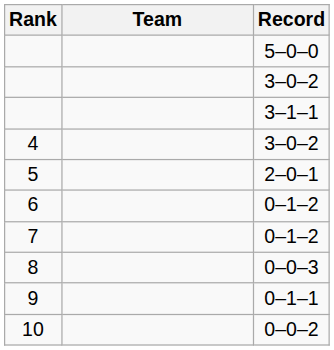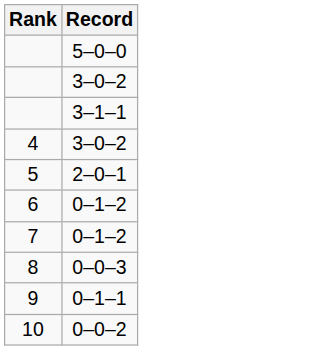- column: (157, 19)
